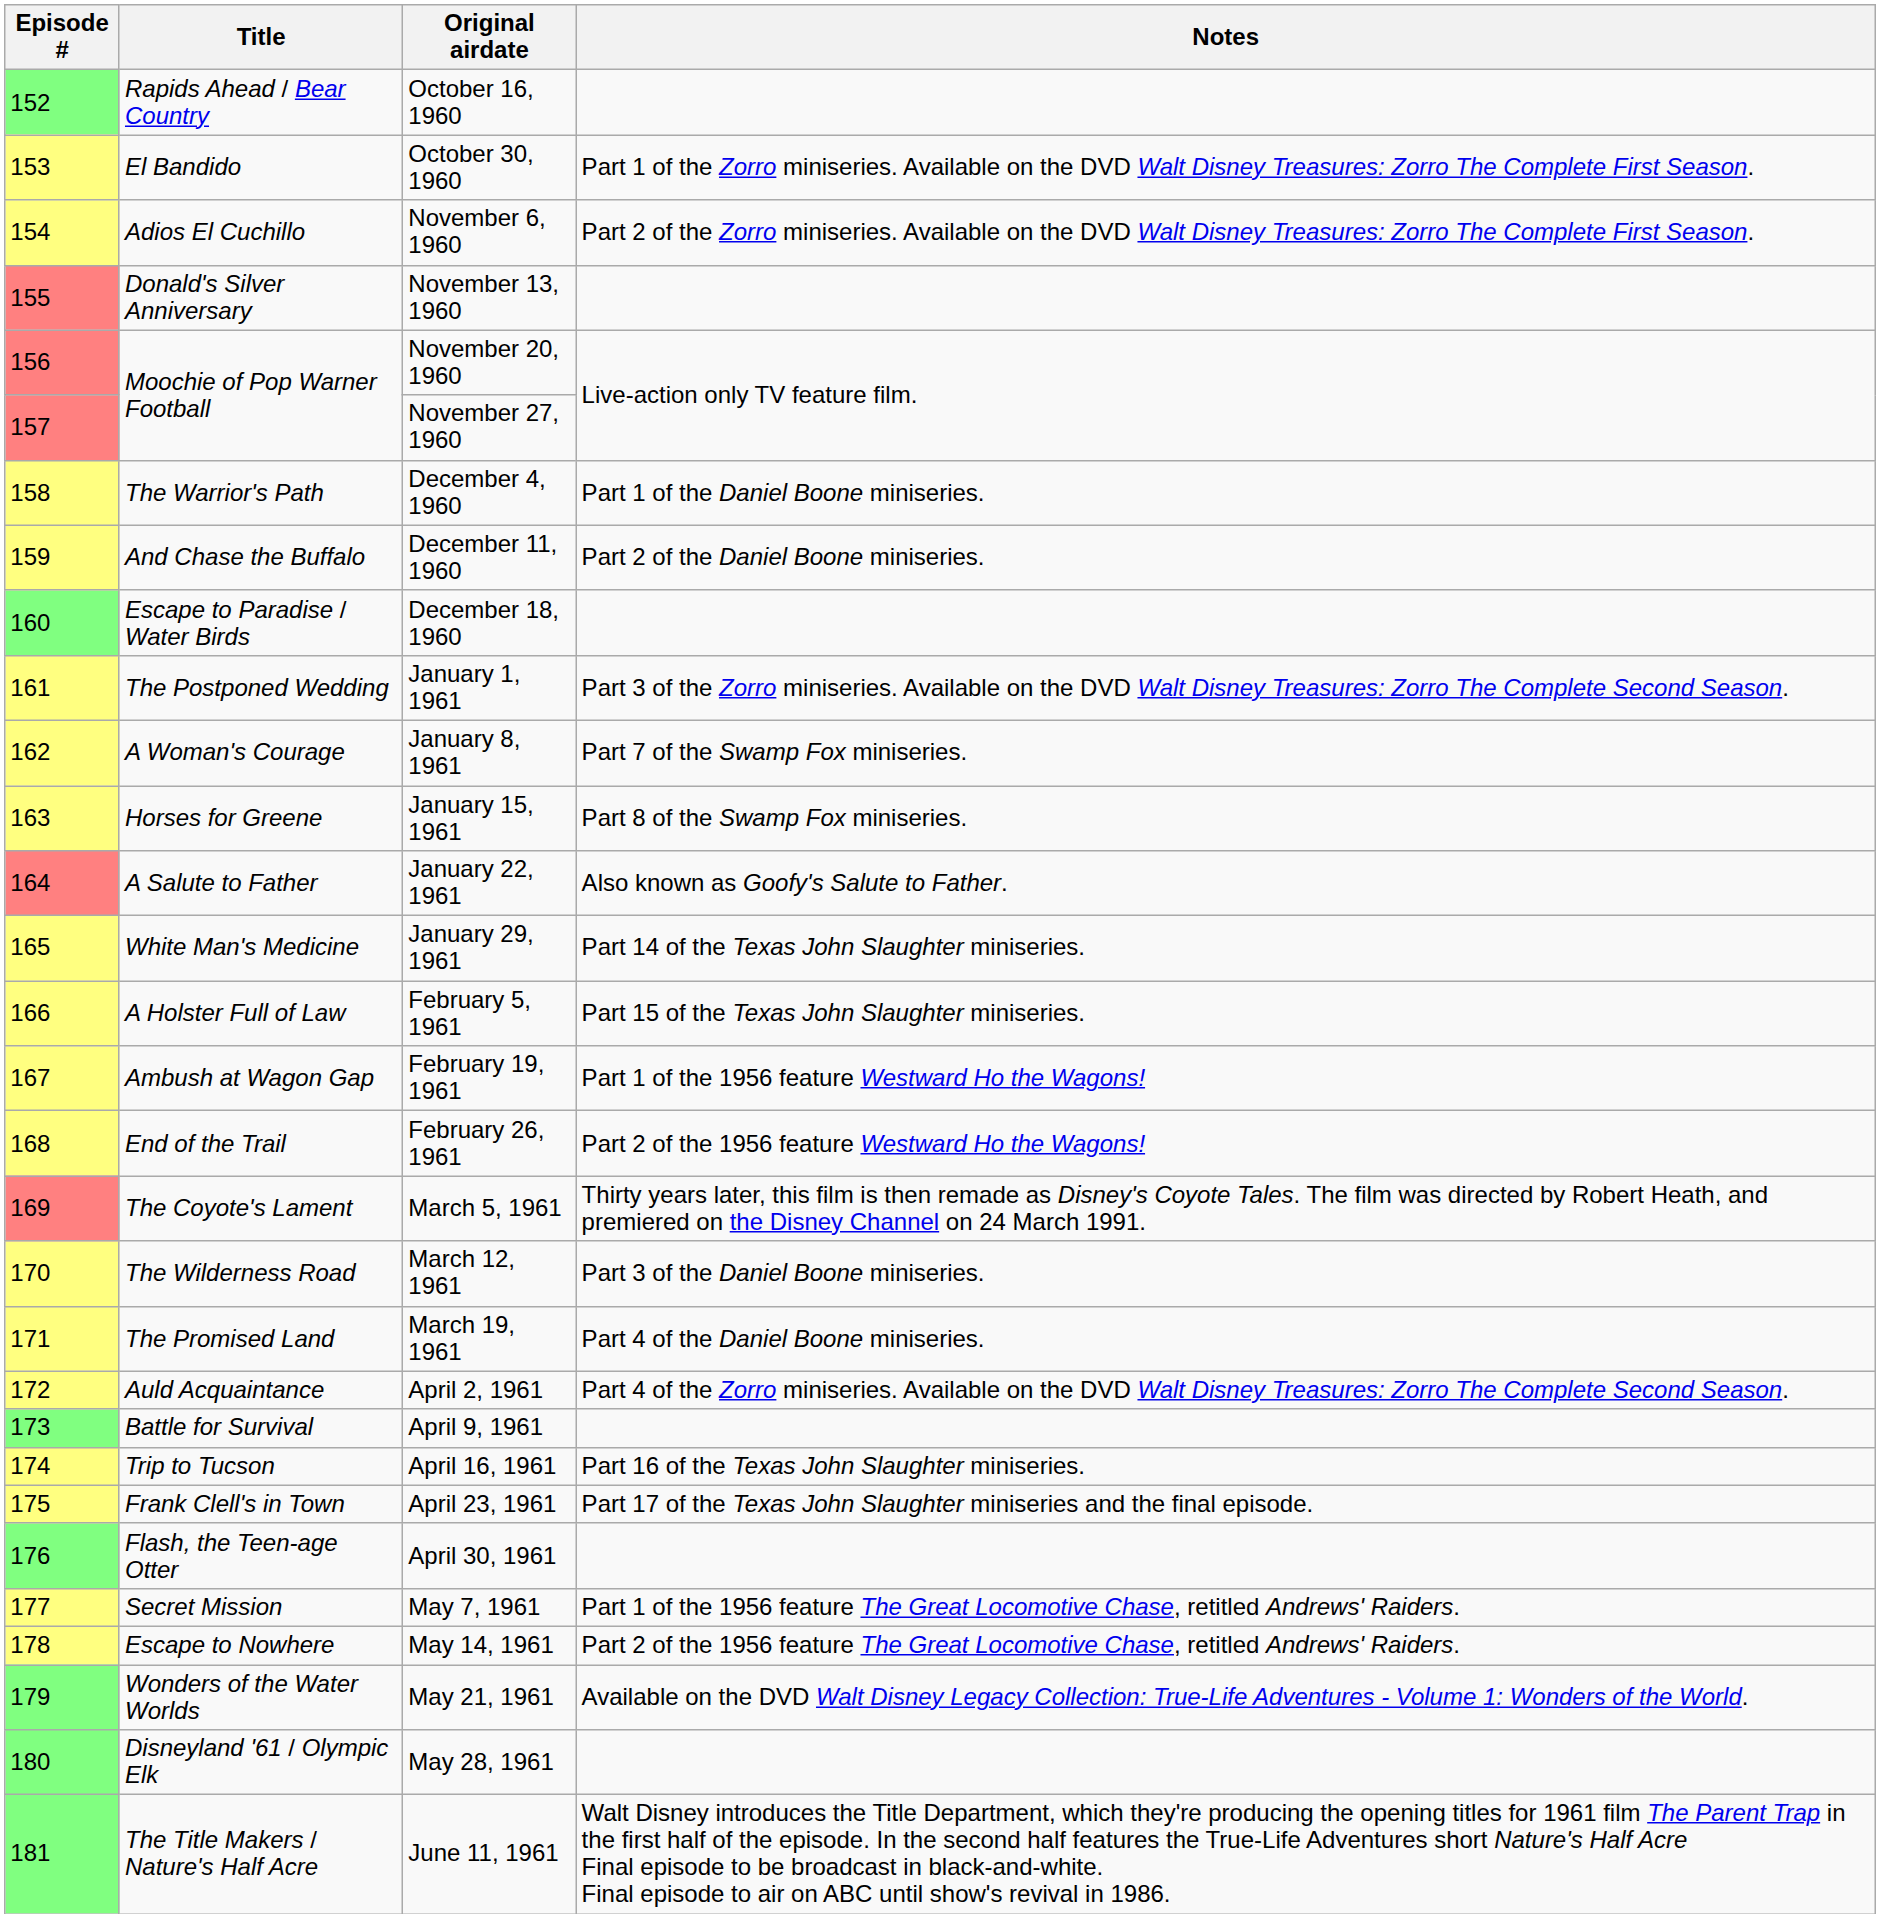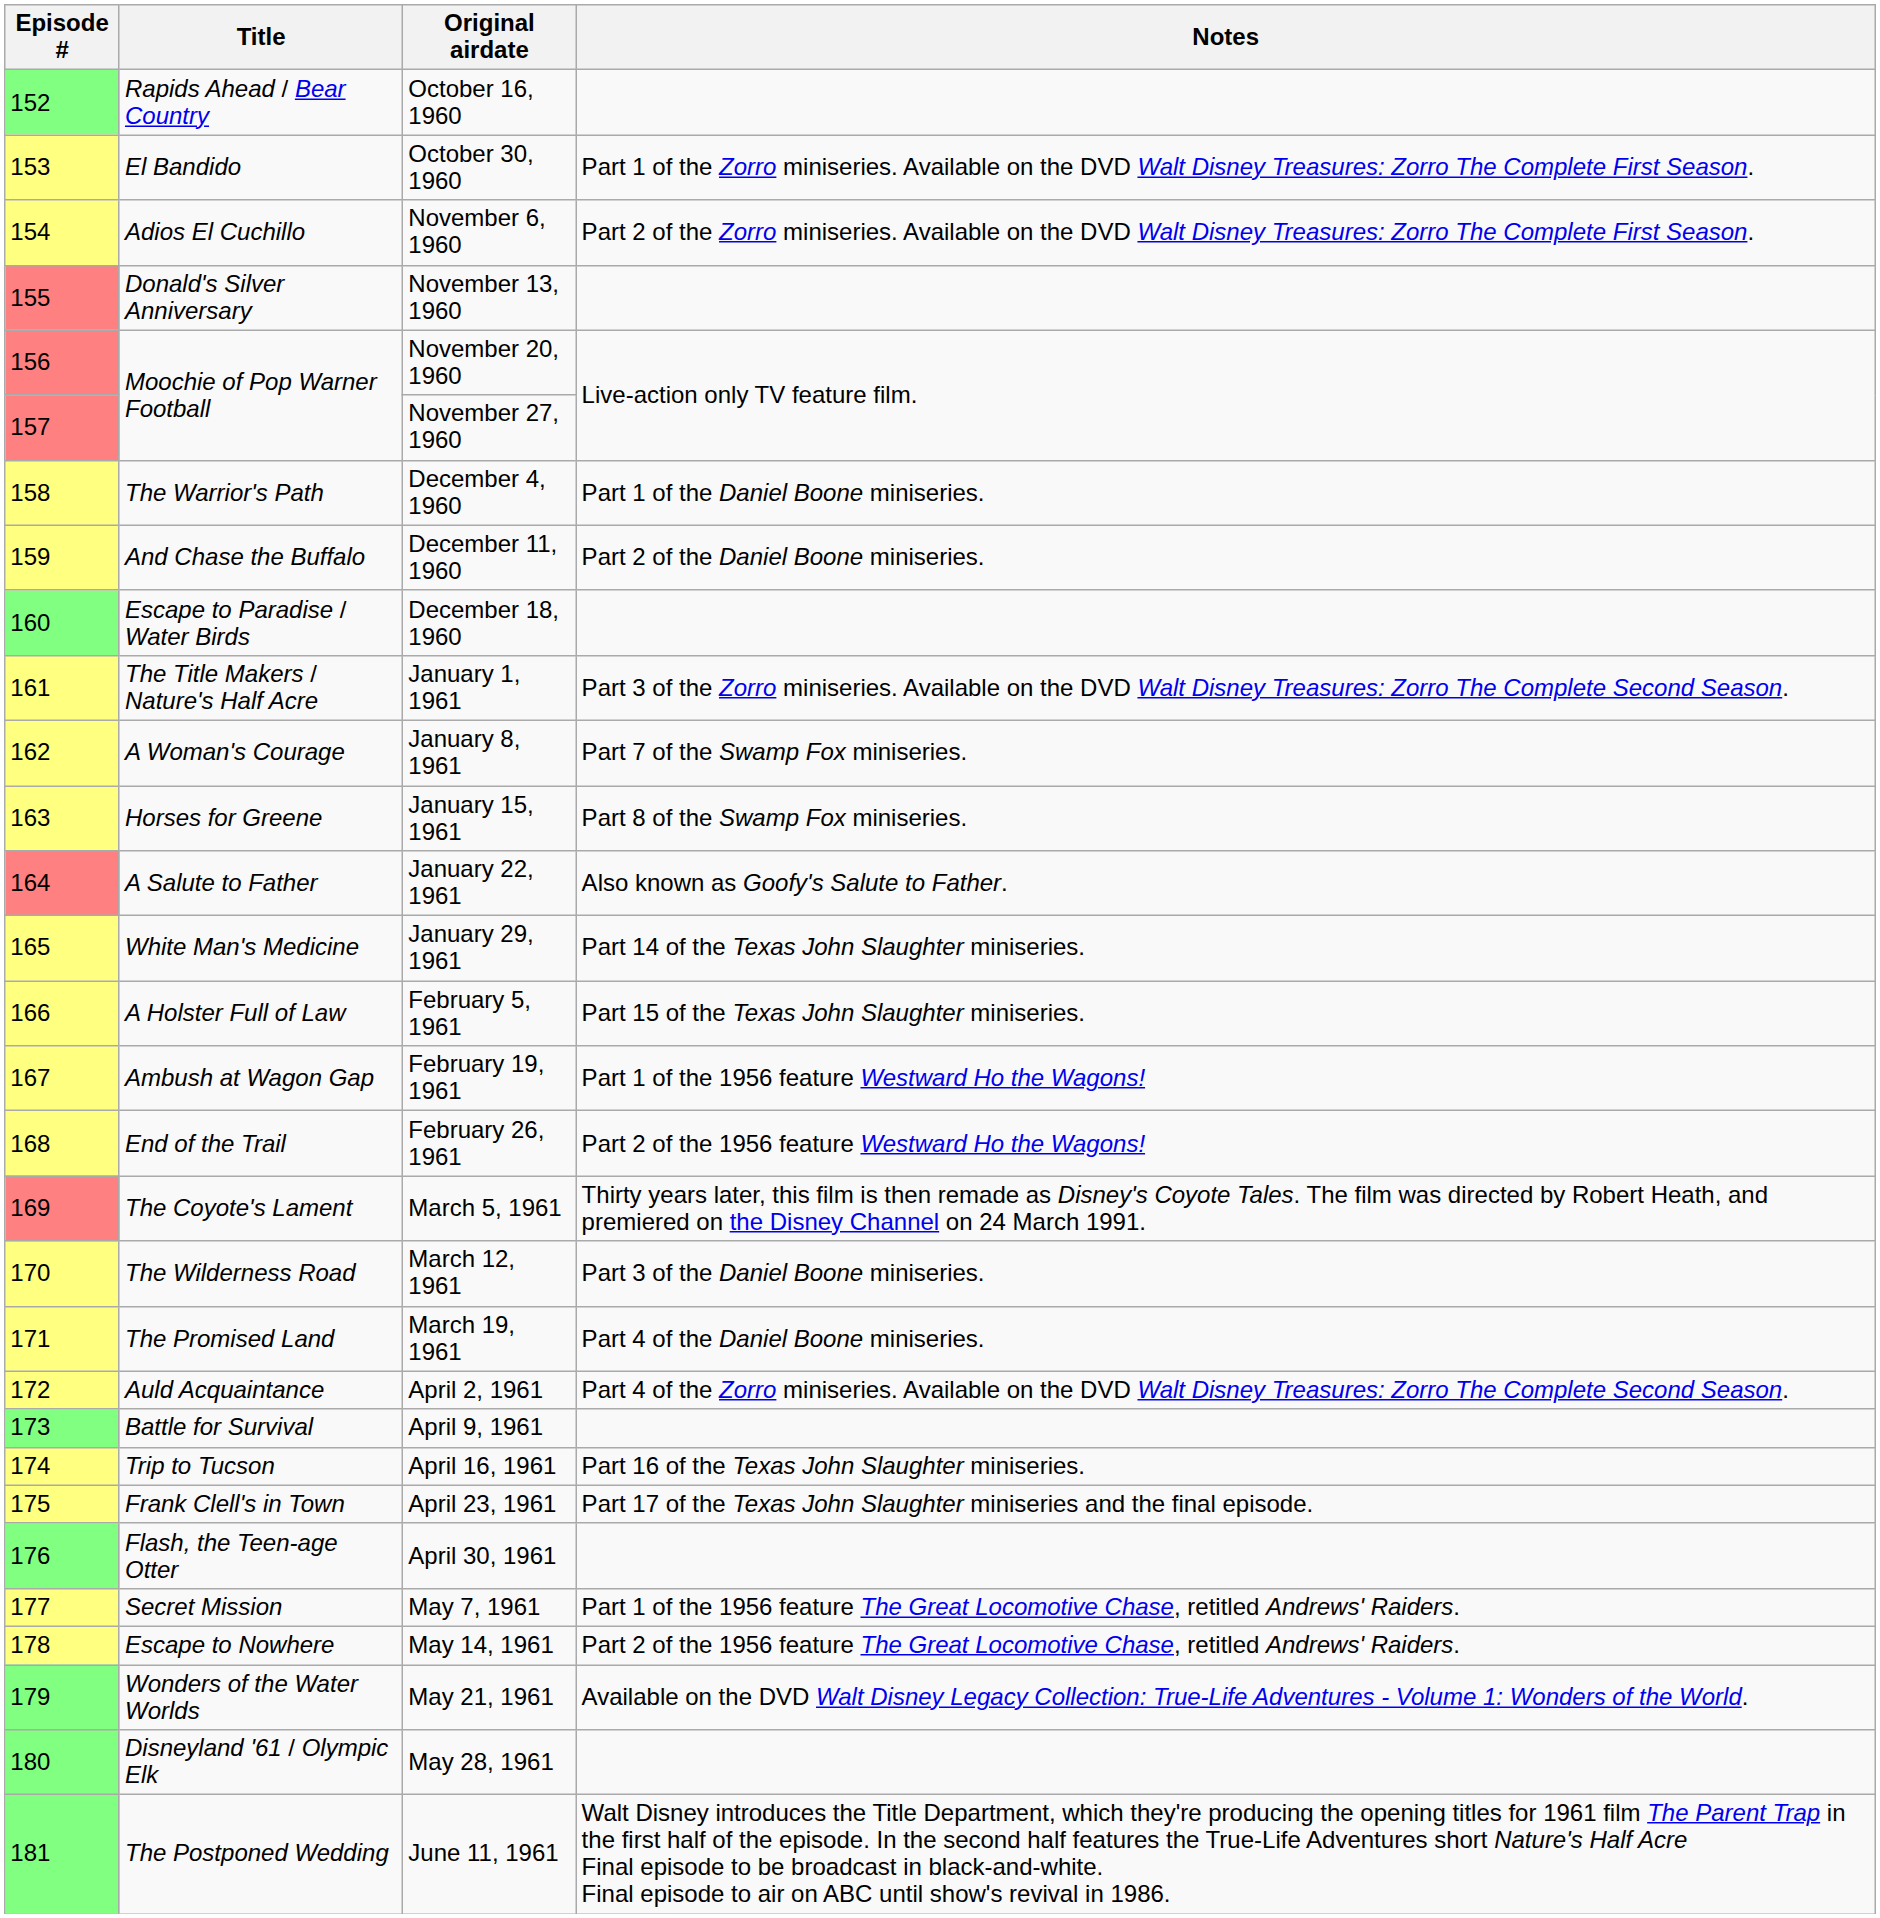(257, 687) The Postponed Wedding -> (222, 687) The Title Makers / Nature's Half Acre
(222, 1853) The Title Makers / Nature's Half Acre -> (257, 1853) The Postponed Wedding
